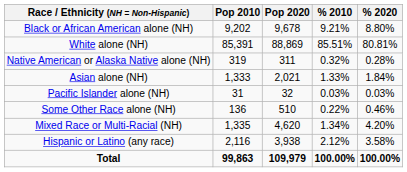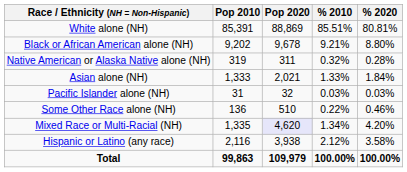rows swapped: (109, 45) <-> (109, 28)
(287, 126) no background -> (287, 126) lavender background
